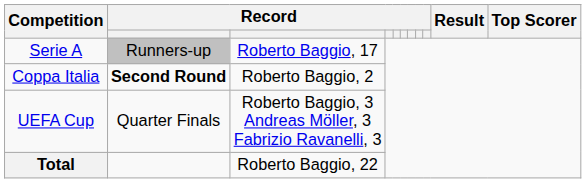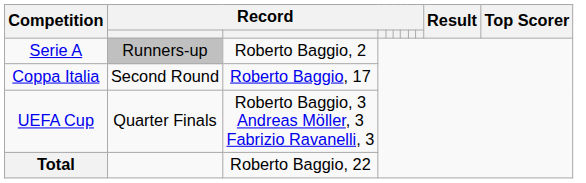(308, 50) Roberto Baggio, 17 -> (300, 50) Roberto Baggio, 2
(169, 76) bold -> (165, 76) normal
(308, 76) Roberto Baggio, 2 -> (300, 76) Roberto Baggio, 17
